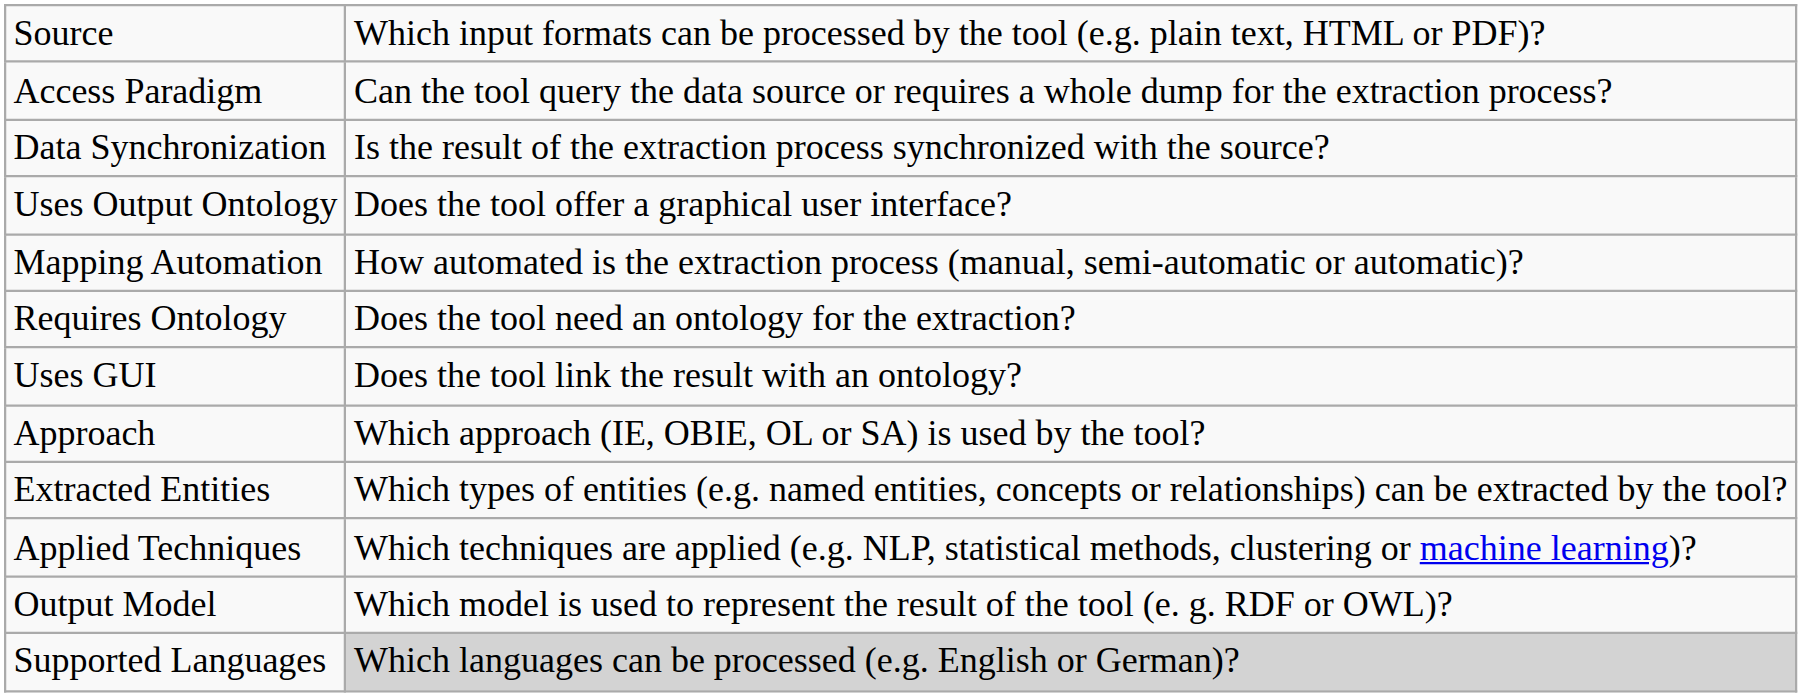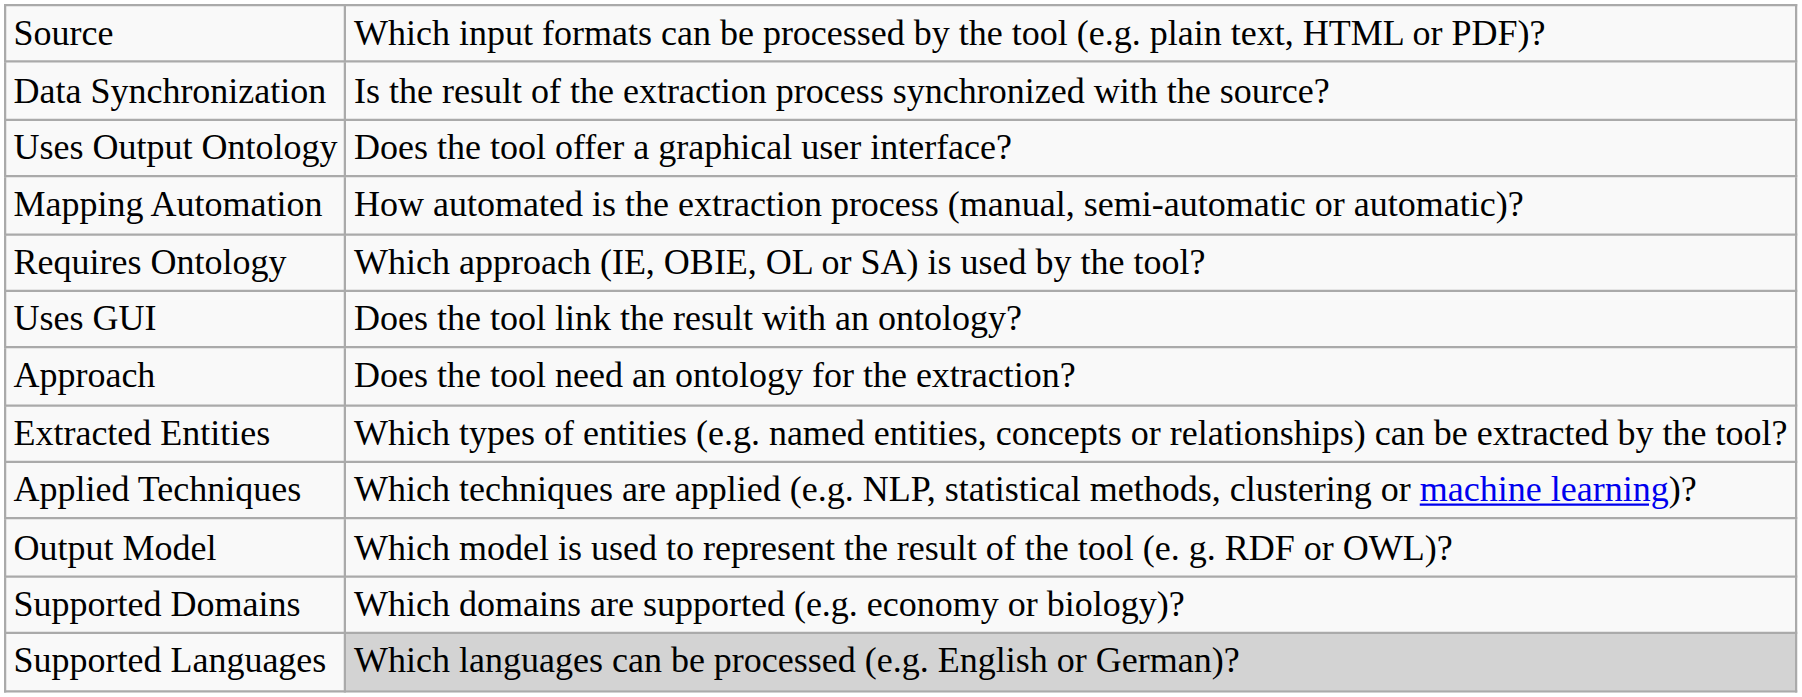- row: (138, 90)
(715, 318) Does the tool need an ontology for the extraction? -> (780, 261) Which approach (IE, OBIE, OL or SA) is used by the tool?
(780, 432) Which approach (IE, OBIE, OL or SA) is used by the tool? -> (715, 375) Does the tool need an ontology for the extraction?
+ row: (157, 603)
